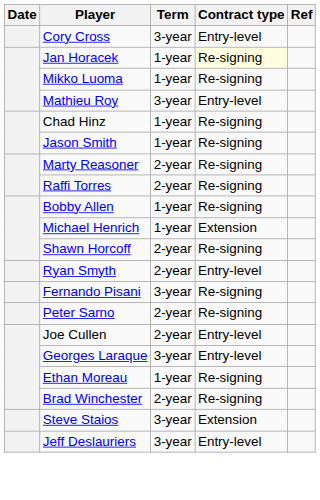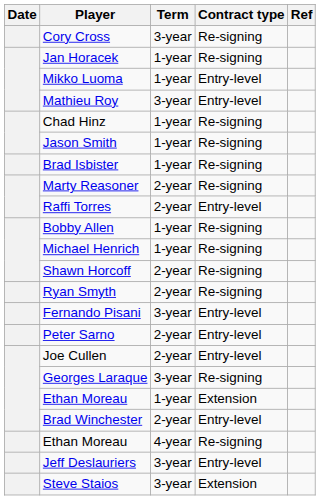(230, 36) Entry-level -> (230, 36) Re-signing
(230, 57) lightyellow background -> (230, 57) no background
(230, 79) Re-signing -> (230, 79) Entry-level
+ row: (81, 164)
(230, 185) Re-signing -> (230, 206) Entry-level
(227, 228) Extension -> (230, 249) Re-signing
(230, 270) Entry-level -> (230, 292) Re-signing
(230, 292) Re-signing -> (230, 313) Entry-level
(230, 313) Re-signing -> (230, 334) Entry-level
(230, 356) Entry-level -> (230, 377) Re-signing
(230, 377) Re-signing -> (227, 398) Extension
(230, 398) Re-signing -> (230, 420) Entry-level
+ row: (85, 441)
rows swapped: (81, 420) <-> (89, 441)
